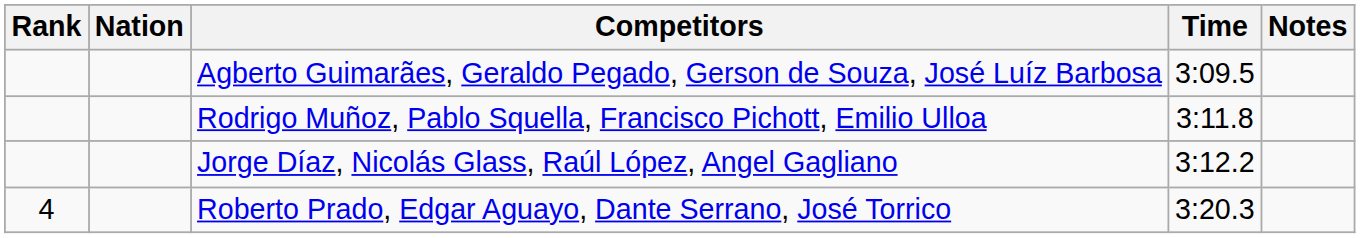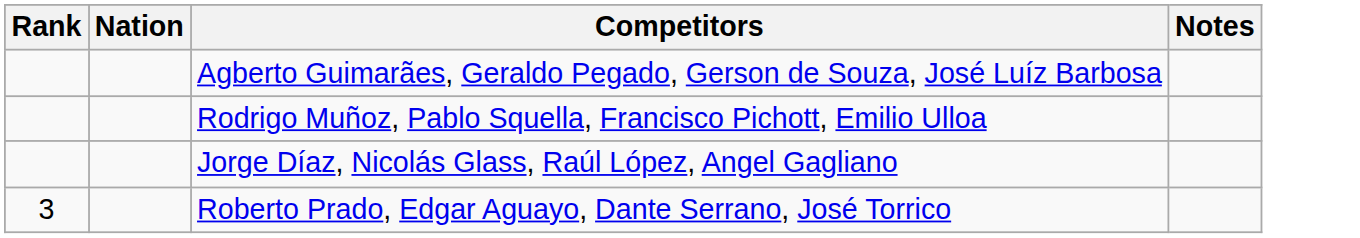- column: (1215, 27)
(47, 208) 4 -> (47, 208) 3
